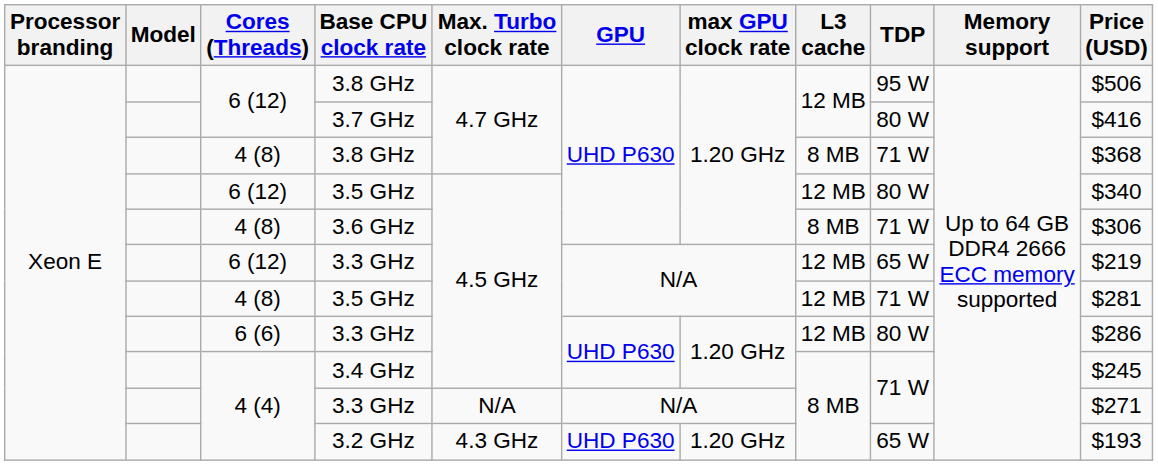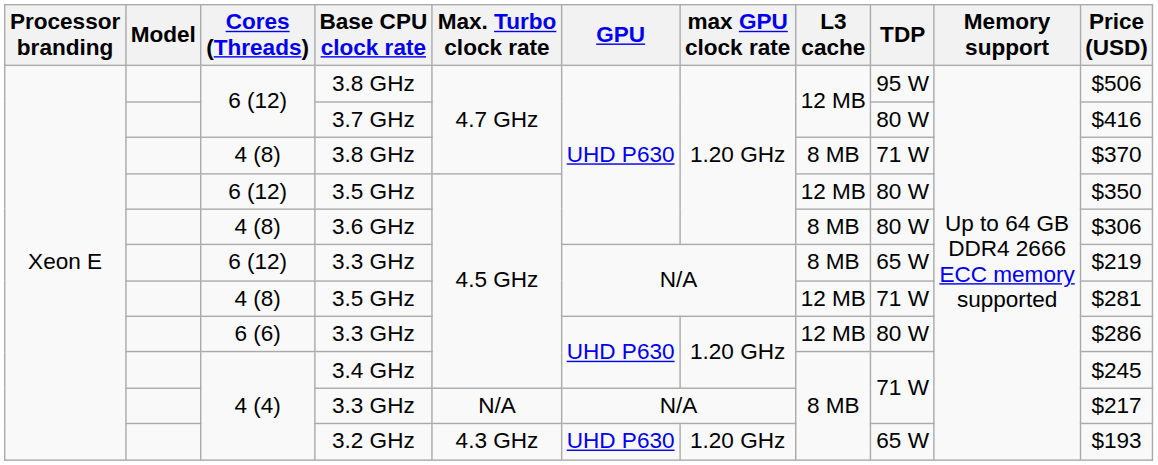(1116, 155) $368 -> (1116, 155) $370
(1116, 190) $340 -> (1116, 190) $350
(903, 226) 71 W -> (903, 226) 80 W
(833, 262) 12 MB -> (833, 262) 8 MB
(1116, 405) $271 -> (1116, 405) $217
